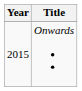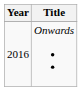(18, 54) 2015 -> (18, 54) 2016
